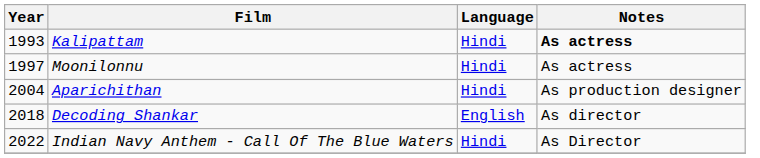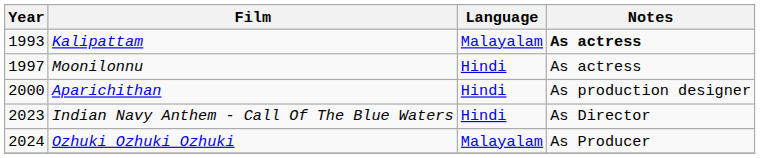(484, 42) Hindi -> (502, 42) Malayalam
(26, 91) 2004 -> (26, 91) 2000
- row: (125, 116)
(26, 141) 2022 -> (26, 116) 2023
+ row: (143, 141)
